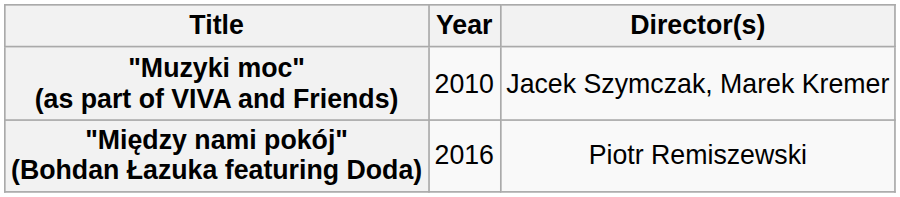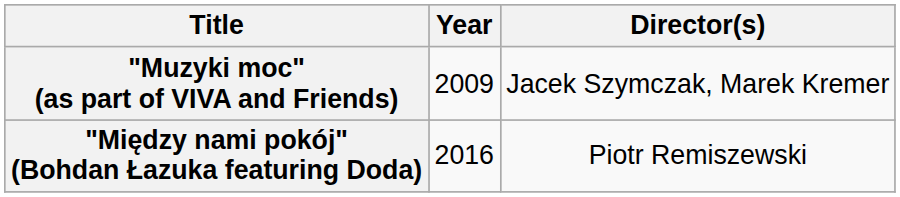(464, 83) 2010 -> (464, 83) 2009
